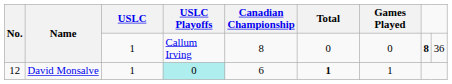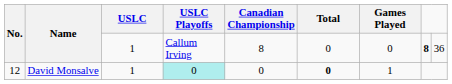(261, 71) 6 -> (261, 71) 0
(328, 71) 1 -> (328, 71) 0
